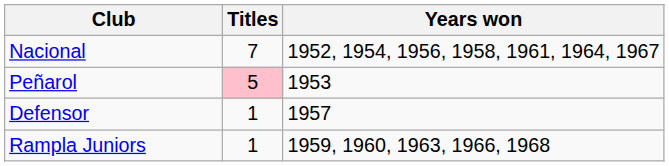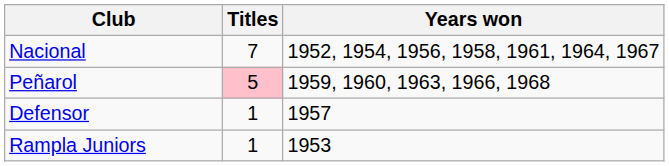(309, 82) 1953 -> (419, 82) 1959, 1960, 1963, 1966, 1968
(419, 144) 1959, 1960, 1963, 1966, 1968 -> (309, 144) 1953
